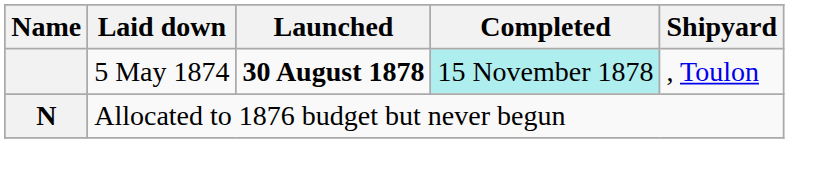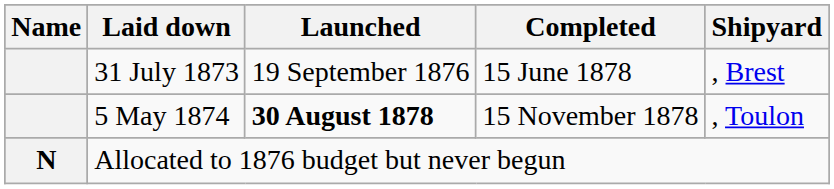+ row: (167, 71)
(545, 71) paleturquoise background -> (591, 115) no background
